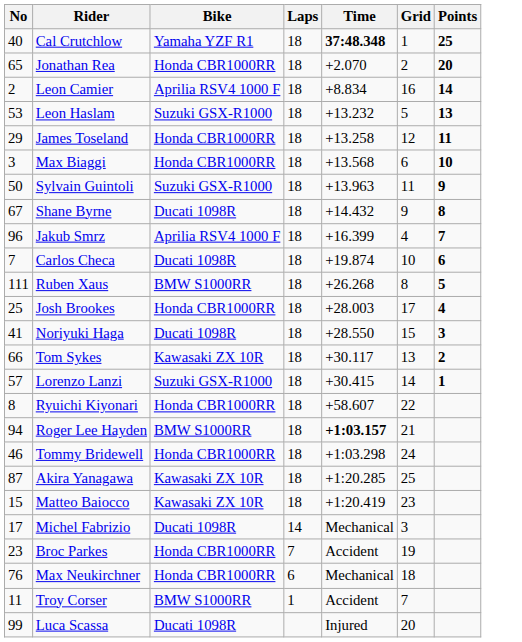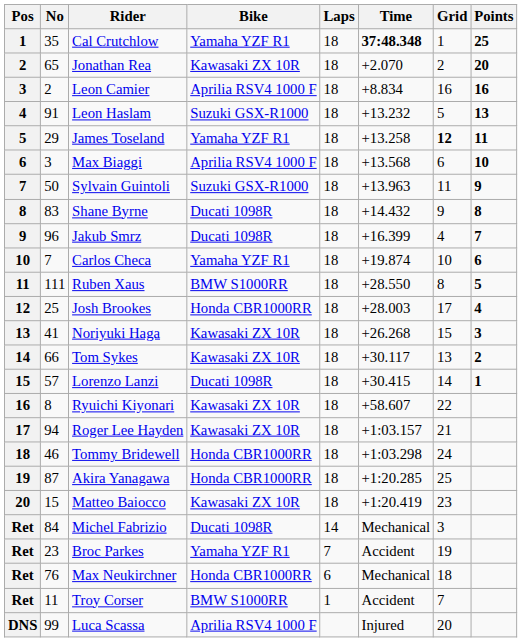+ column: (23, 16)
(15, 41) 40 -> (52, 41) 35
(215, 65) Honda CBR1000RR -> (245, 65) Kawasaki ZX 10R
(445, 89) 14 -> (482, 89) 16
(15, 114) 53 -> (52, 114) 91
(215, 138) Honda CBR1000RR -> (240, 138) Yamaha YZF R1
(408, 138) normal -> (444, 138) bold
(215, 162) Honda CBR1000RR -> (253, 162) Aprilia RSV4 1000 F
(15, 211) 67 -> (52, 211) 83
(217, 235) Aprilia RSV4 1000 F -> (231, 235) Ducati 1098R
(195, 259) Ducati 1098R -> (240, 259) Yamaha YZF R1
(350, 284) +26.268 -> (386, 284) +28.550
(195, 332) Ducati 1098R -> (245, 332) Kawasaki ZX 10R
(350, 332) +28.550 -> (386, 332) +26.268
(213, 381) Suzuki GSX-R1000 -> (231, 381) Ducati 1098R
(215, 405) Honda CBR1000RR -> (245, 405) Kawasaki ZX 10R
(203, 430) BMW S1000RR -> (245, 430) Kawasaki ZX 10R
(356, 430) bold -> (392, 430) normal
(209, 478) Kawasaki ZX 10R -> (251, 478) Honda CBR1000RR
(15, 527) 17 -> (52, 527) 84
(215, 551) Honda CBR1000RR -> (240, 551) Yamaha YZF R1
(195, 624) Ducati 1098R -> (253, 624) Aprilia RSV4 1000 F
